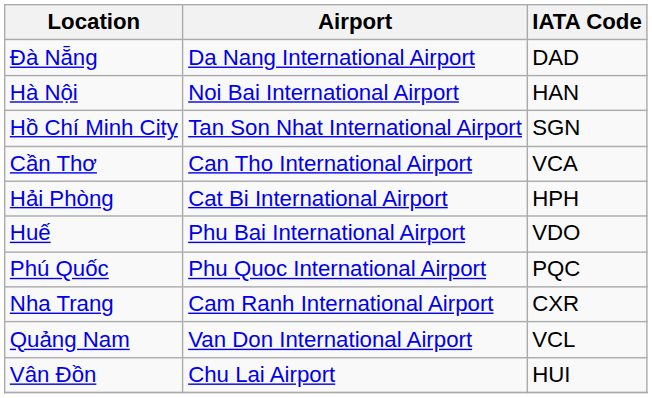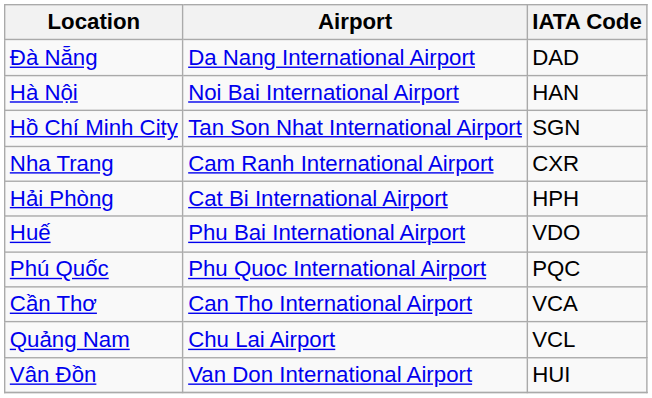rows swapped: (53, 163) <-> (62, 304)
(330, 339) Van Don International Airport -> (262, 339) Chu Lai Airport
(262, 374) Chu Lai Airport -> (330, 374) Van Don International Airport
